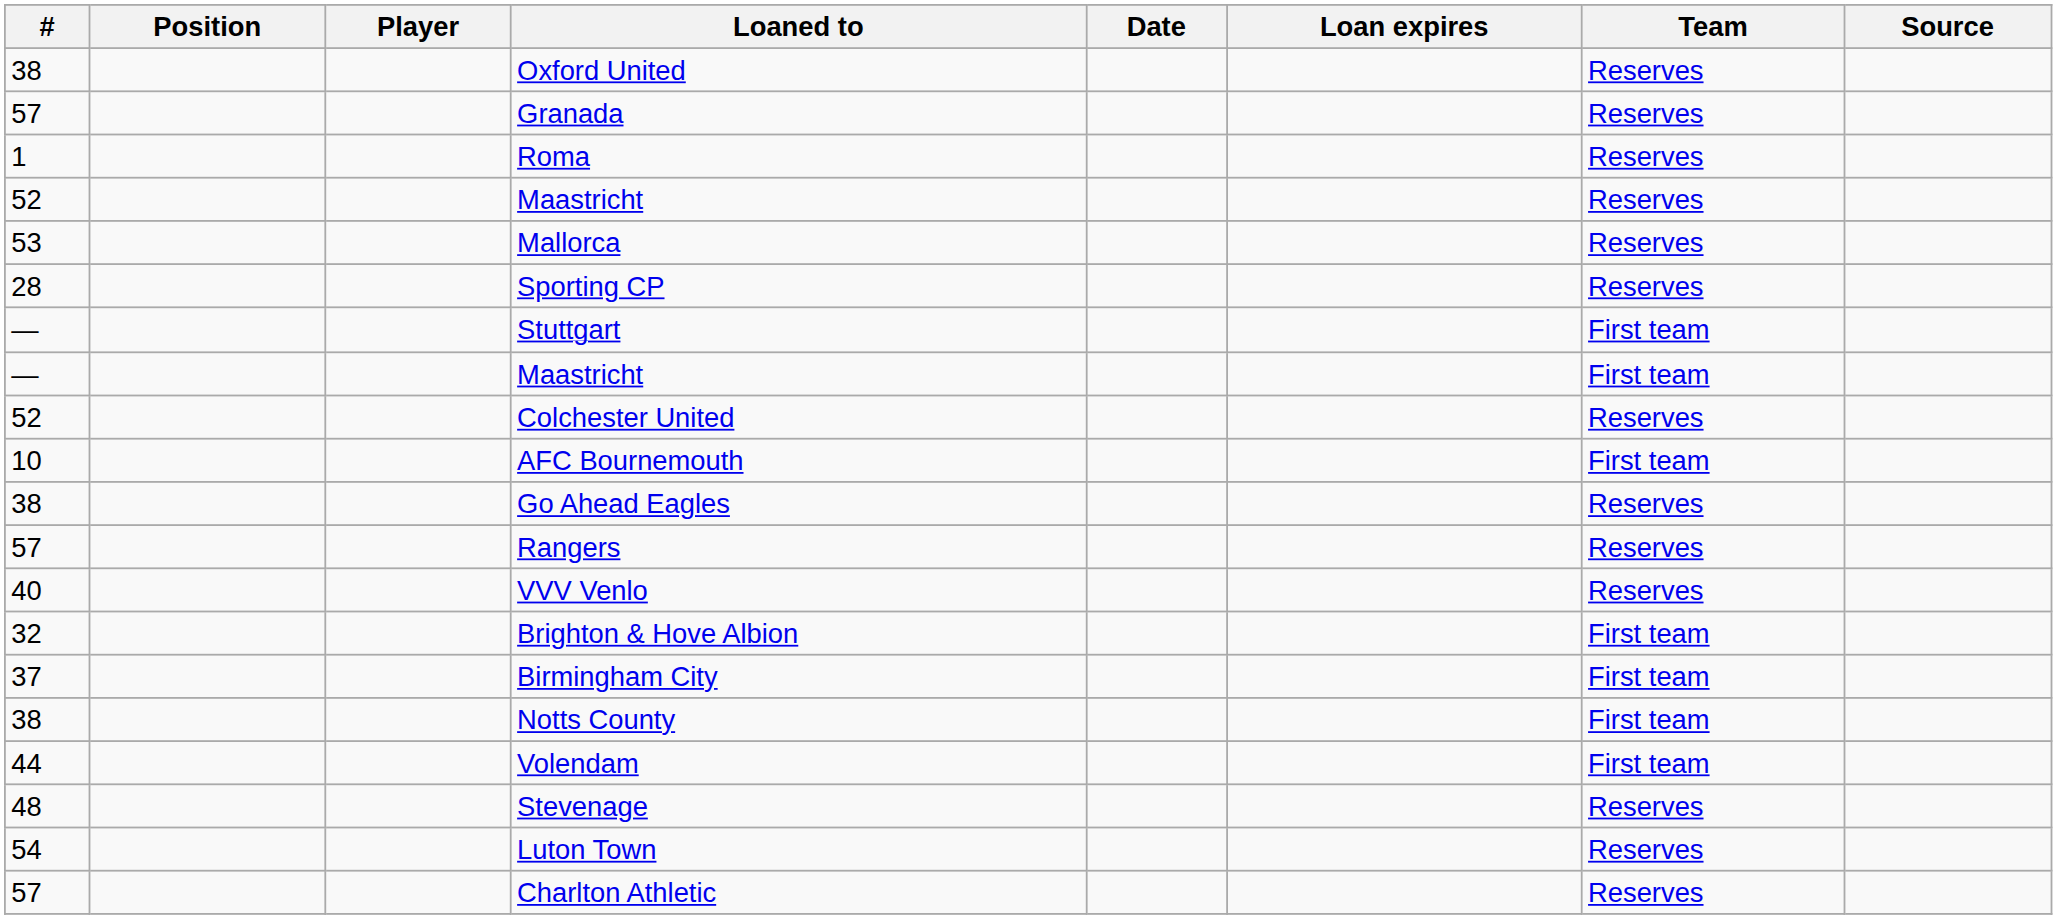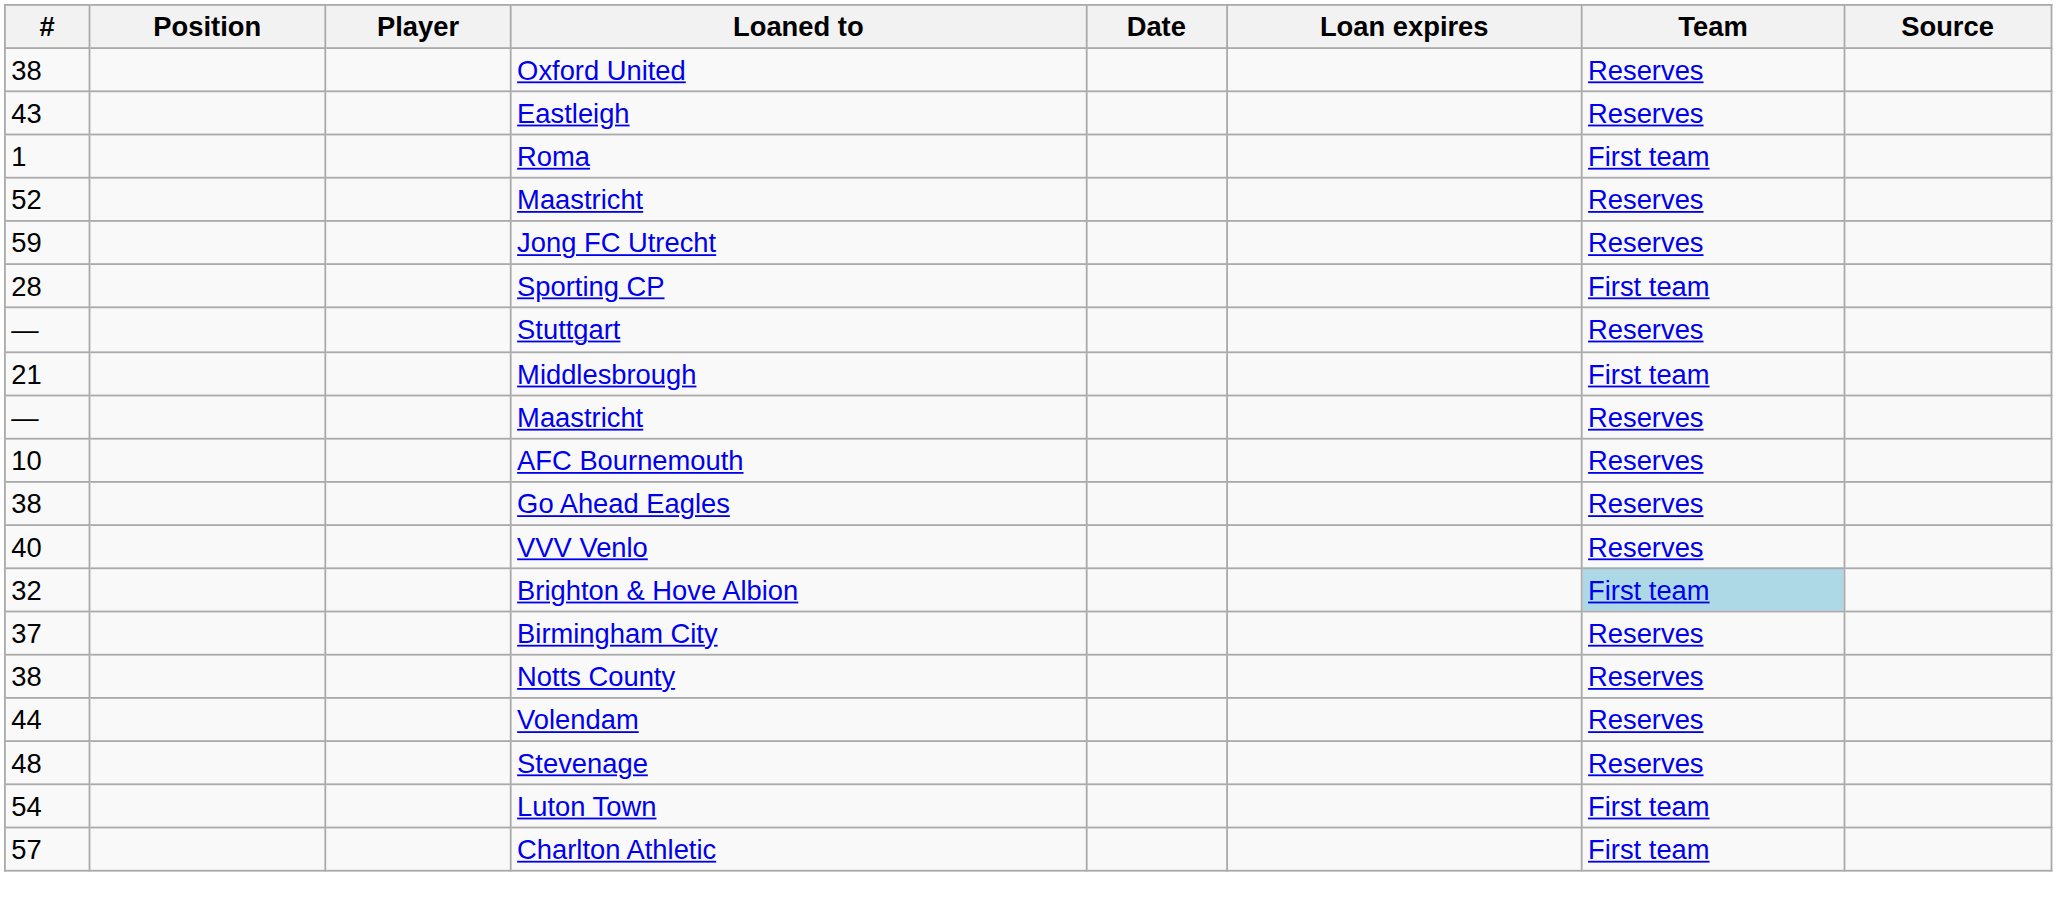+ row: (26, 113)
- row: (26, 113)
(1646, 157) Reserves -> (1649, 157) First team
- row: (26, 243)
+ row: (26, 243)
(1646, 287) Reserves -> (1649, 287) First team
(1649, 330) First team -> (1646, 330) Reserves
+ row: (26, 373)
(1649, 373) First team -> (1646, 417) Reserves
- row: (26, 417)
(1649, 460) First team -> (1646, 460) Reserves
- row: (26, 546)
(1649, 633) no background -> (1649, 590) lightblue background
(1649, 676) First team -> (1646, 633) Reserves
(1649, 720) First team -> (1646, 676) Reserves
(1649, 763) First team -> (1646, 720) Reserves
(1646, 850) Reserves -> (1649, 806) First team
(1646, 893) Reserves -> (1649, 850) First team
